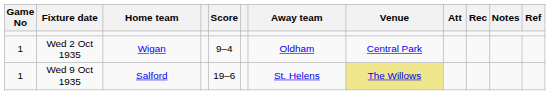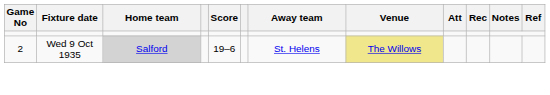- row: (70, 49)
(20, 76) 1 -> (20, 49) 2
(152, 76) no background -> (152, 49) lightgrey background
